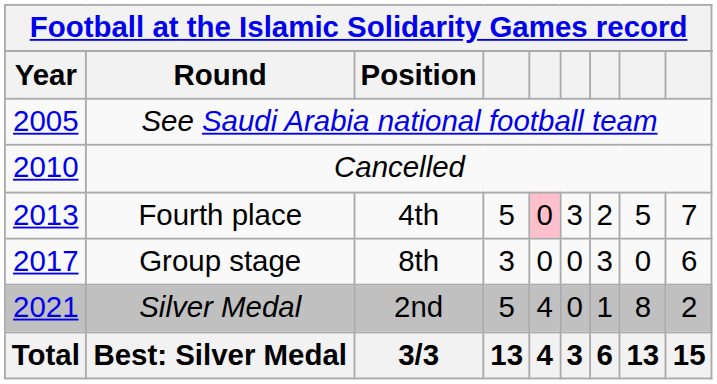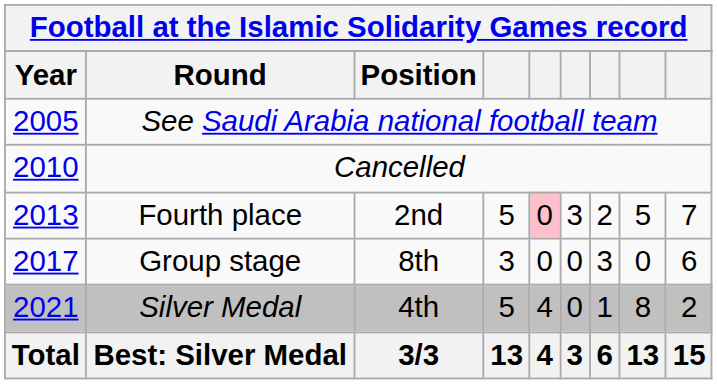(419, 214) 4th -> (419, 214) 2nd
(419, 307) 2nd -> (419, 307) 4th
